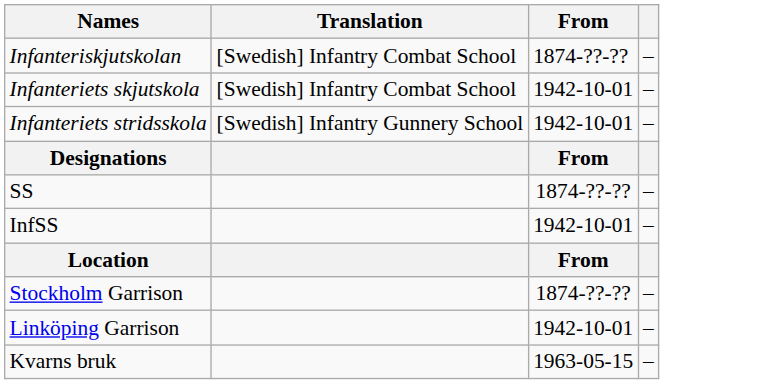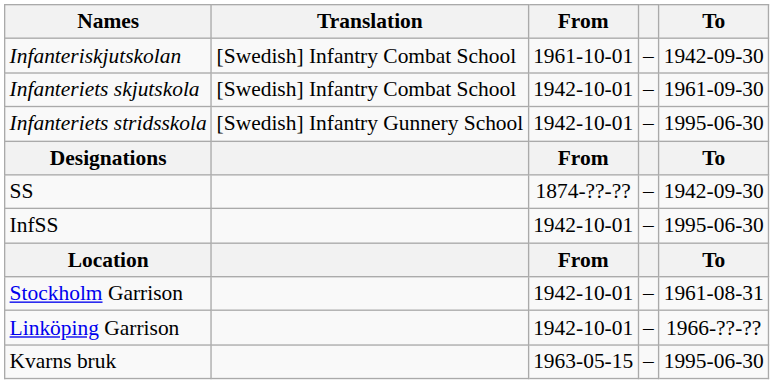+ column: (714, 21)
(581, 55) 1874-??-?? -> (583, 55) 1961-10-01
(583, 293) 1874-??-?? -> (583, 293) 1942-10-01
